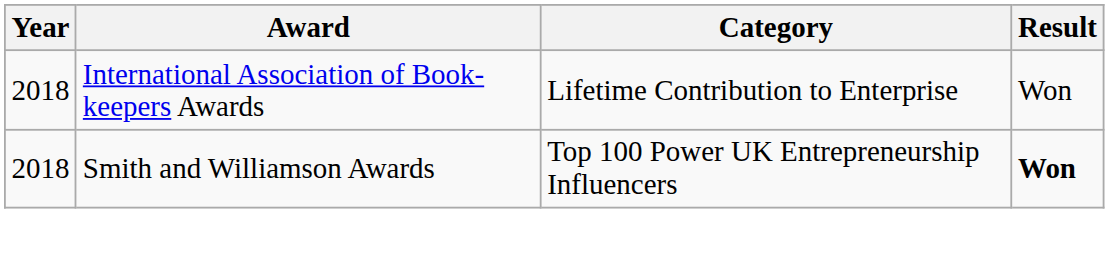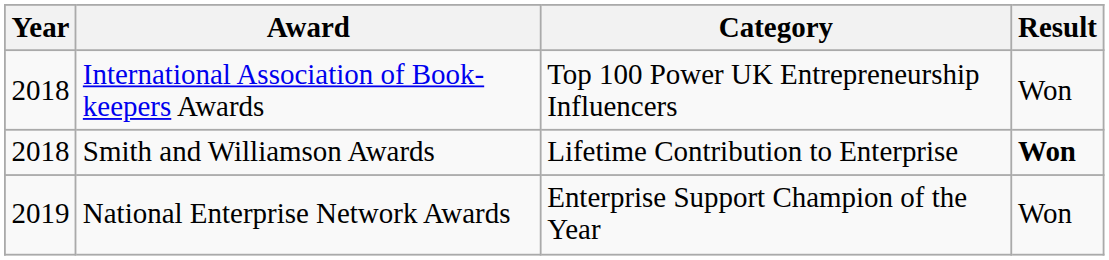(753, 89) Lifetime Contribution to Enterprise -> (763, 89) Top 100 Power UK Entrepreneurship Influencers
(763, 168) Top 100 Power UK Entrepreneurship Influencers -> (753, 151) Lifetime Contribution to Enterprise
+ row: (297, 214)
